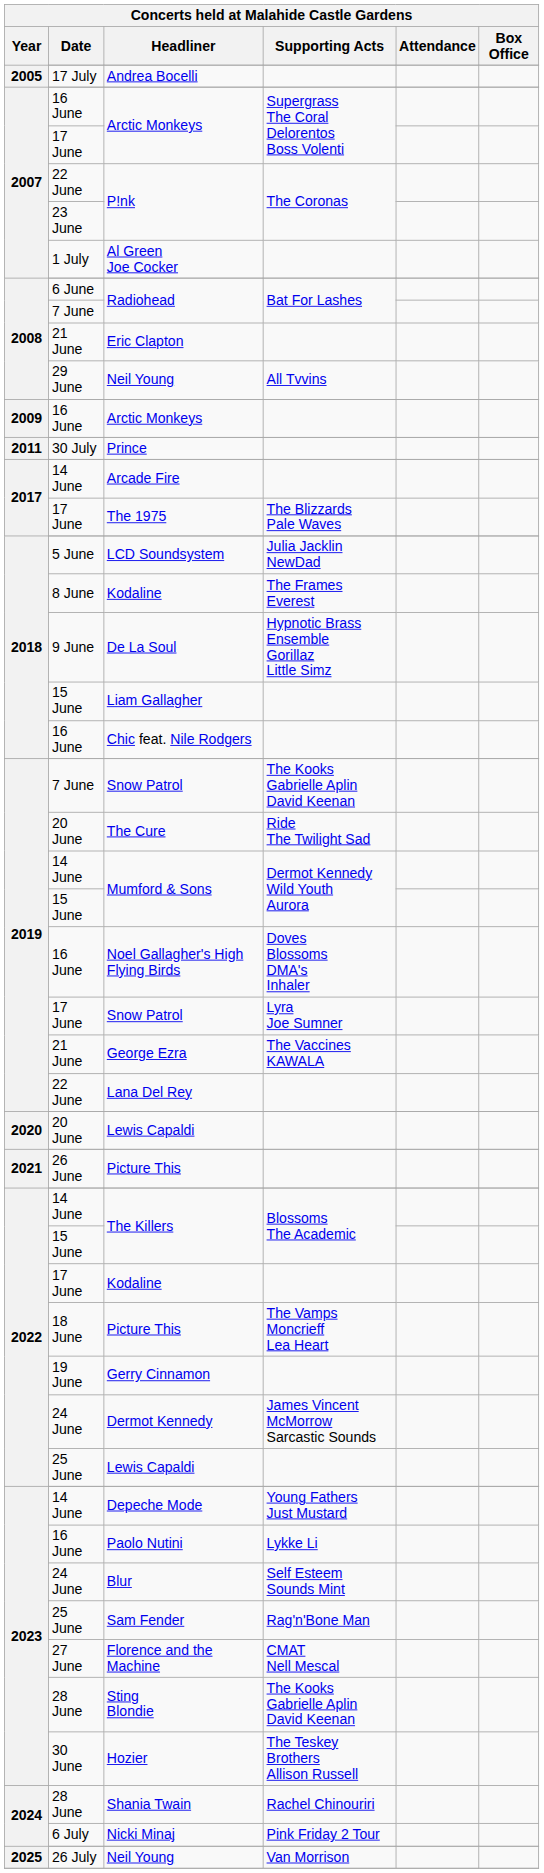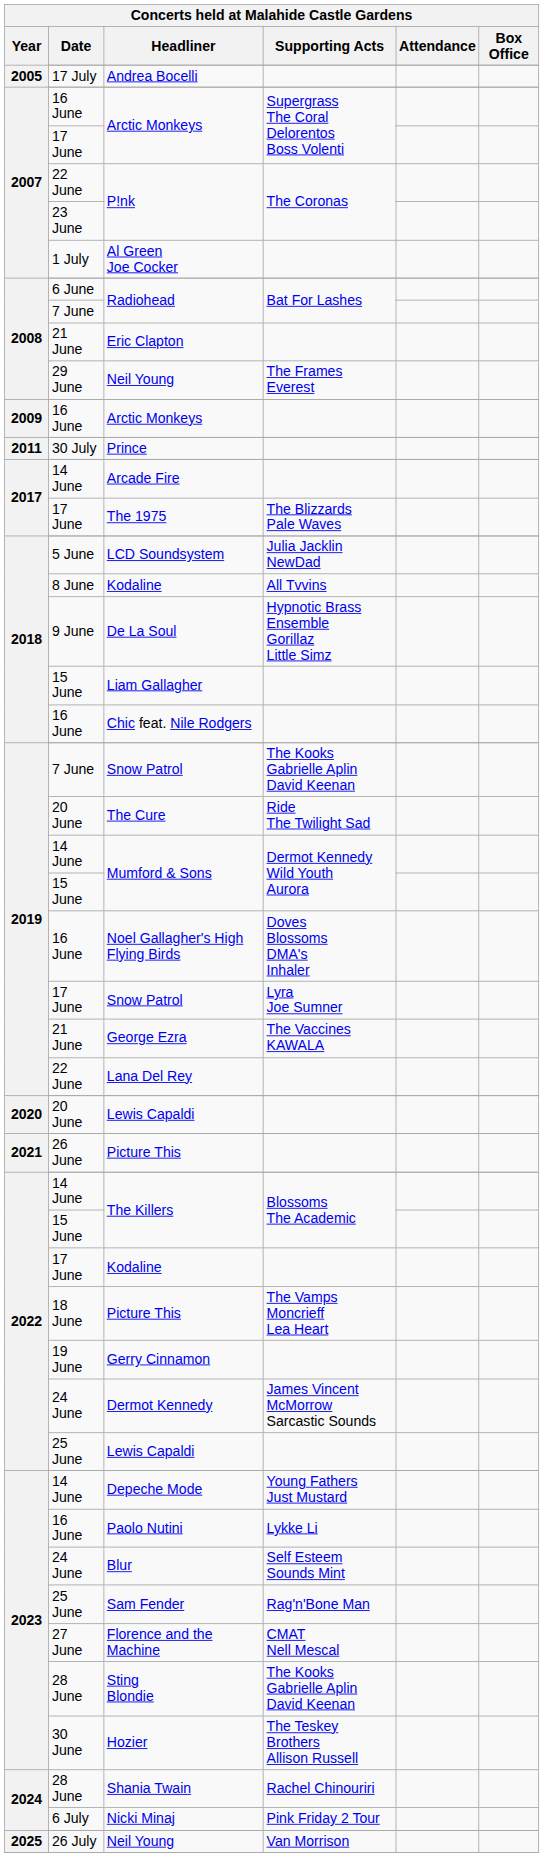(297, 380) All Tvvins -> (305, 380) The Frames Everest
(305, 593) The Frames Everest -> (297, 585) All Tvvins
